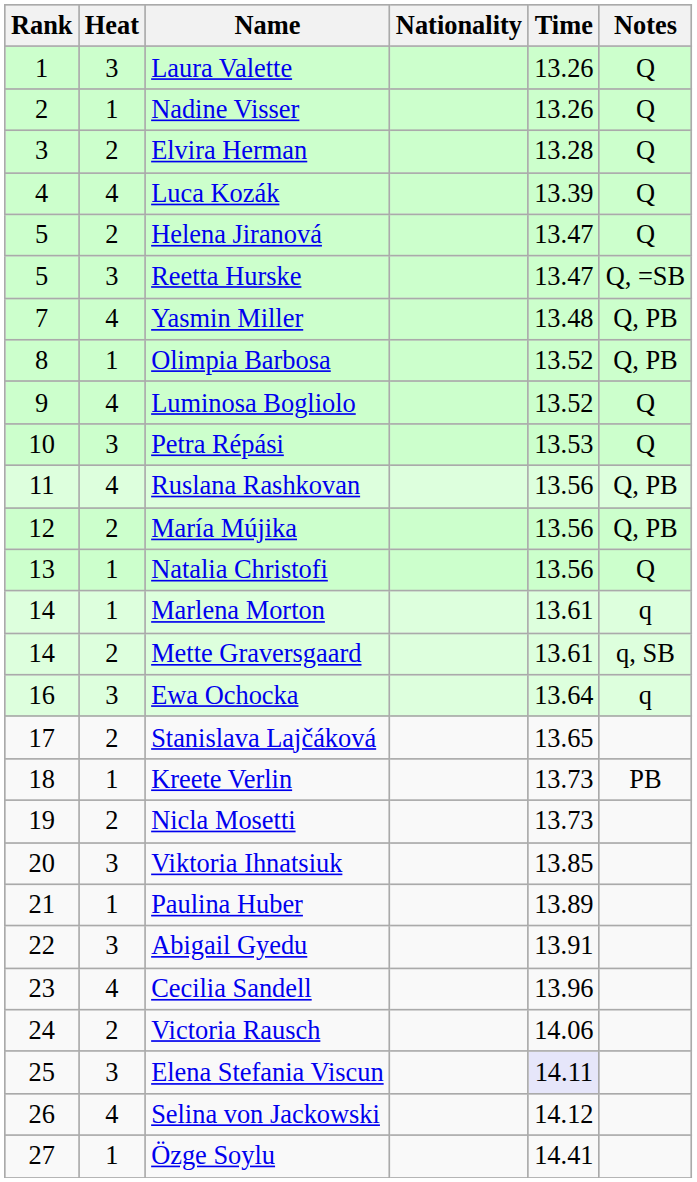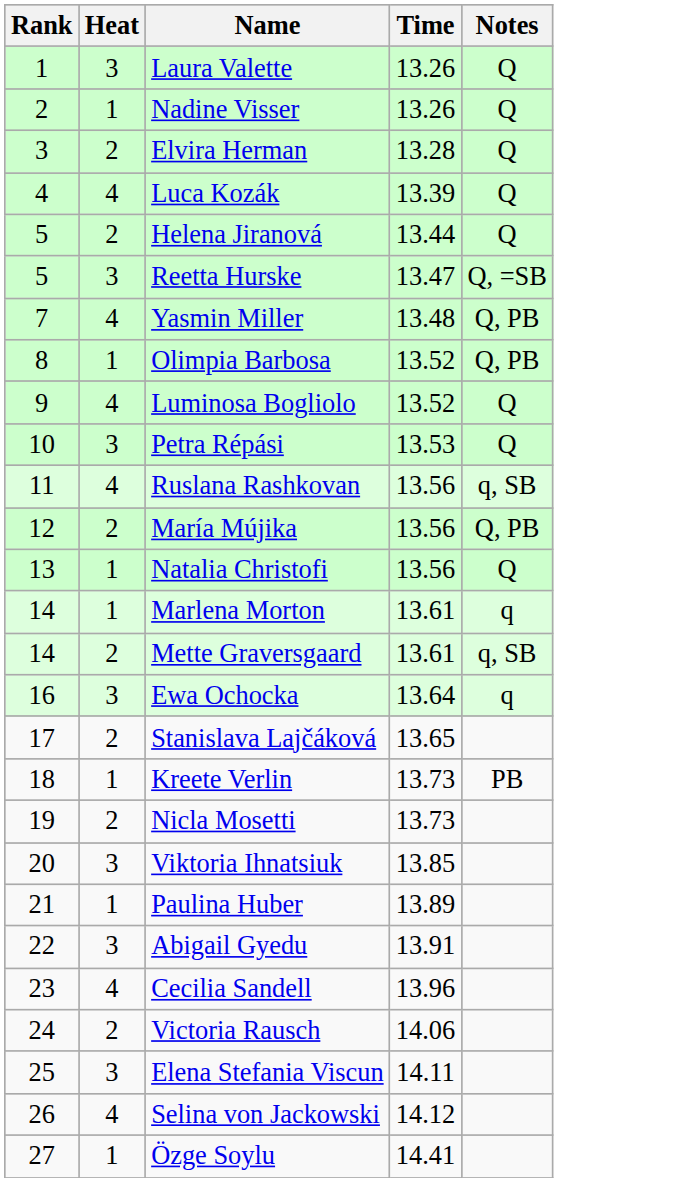- column: (459, 25)
(564, 234) 13.47 -> (426, 234) 13.44
(645, 485) Q, PB -> (507, 485) q, SB
(564, 1072) lavender background -> (426, 1072) no background
